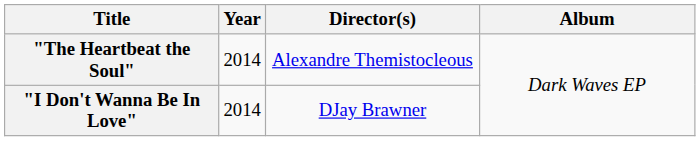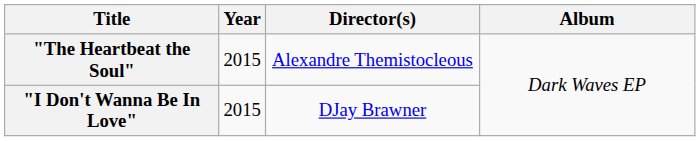(242, 59) 2014 -> (242, 59) 2015
(242, 110) 2014 -> (242, 110) 2015
